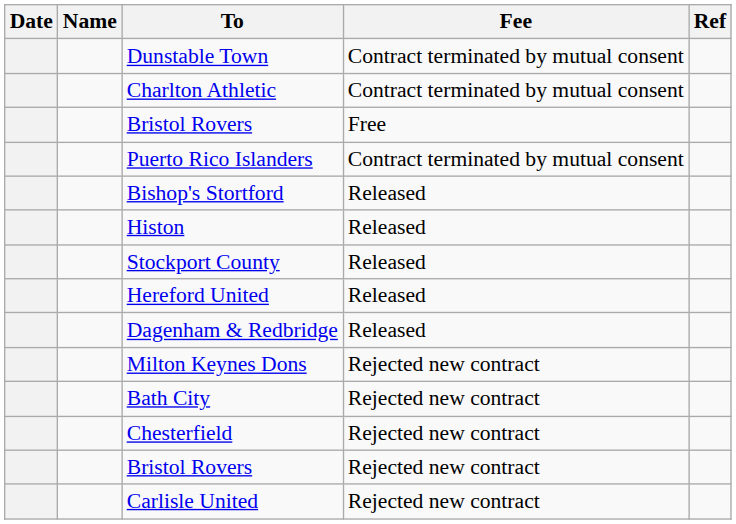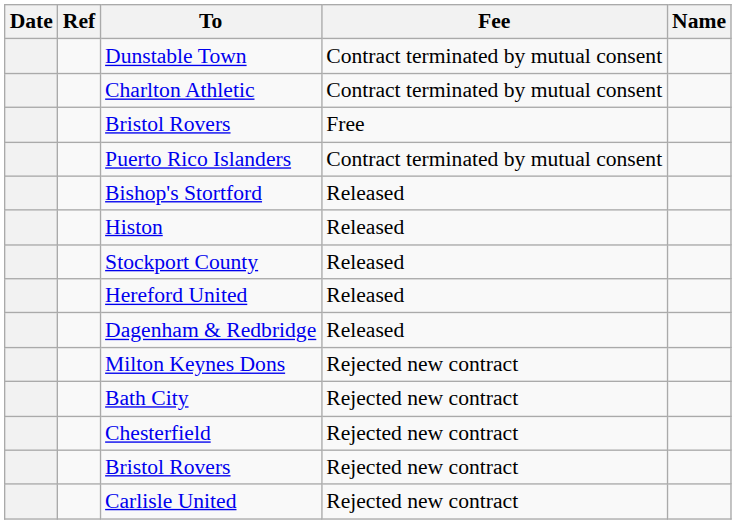columns swapped: (90, 21) <-> (710, 21)
